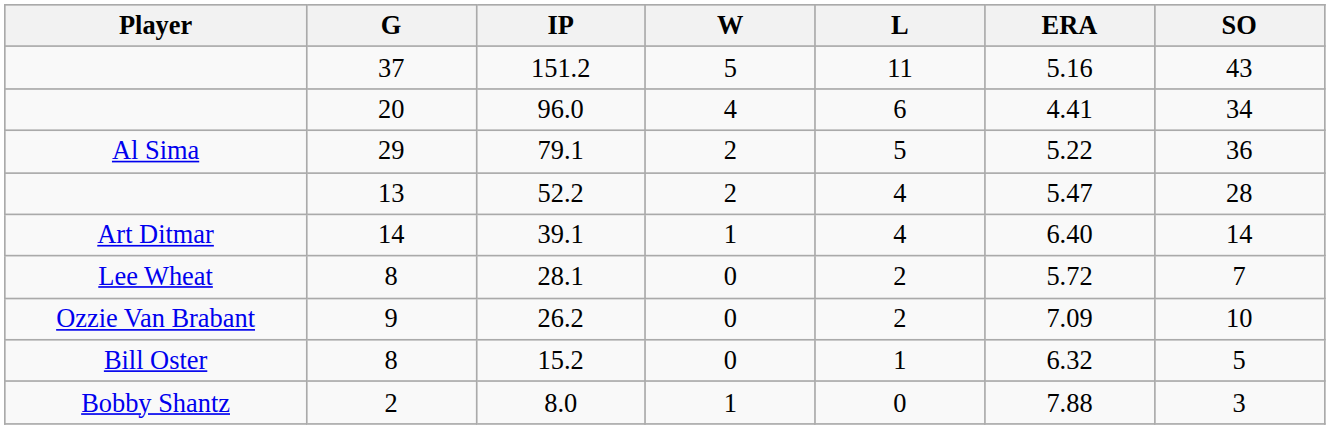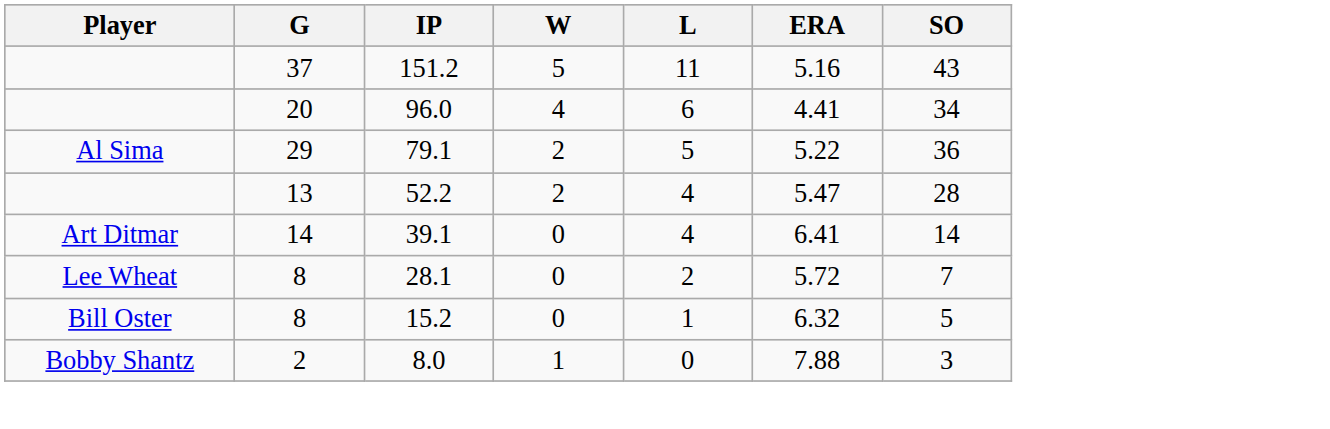(730, 234) 1 -> (558, 234) 0
(1069, 234) 6.40 -> (817, 234) 6.41
- row: (561, 318)
